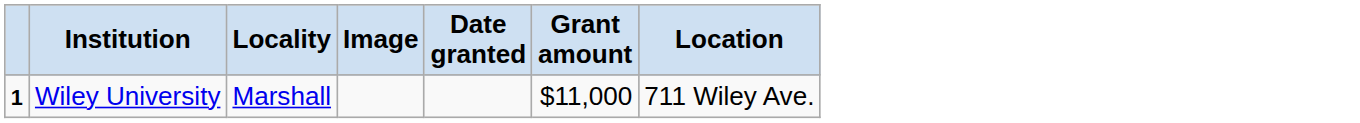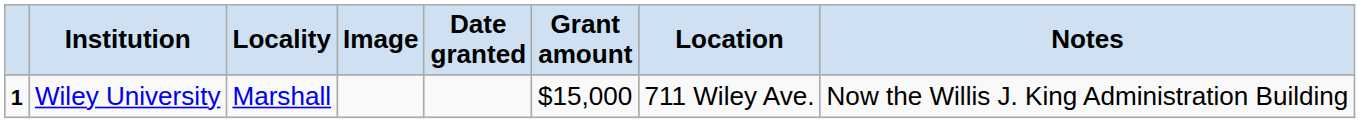+ column: (1087, 39)
(586, 95) $11,000 -> (585, 95) $15,000
